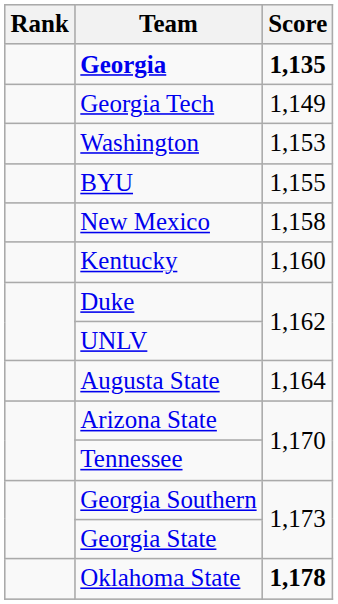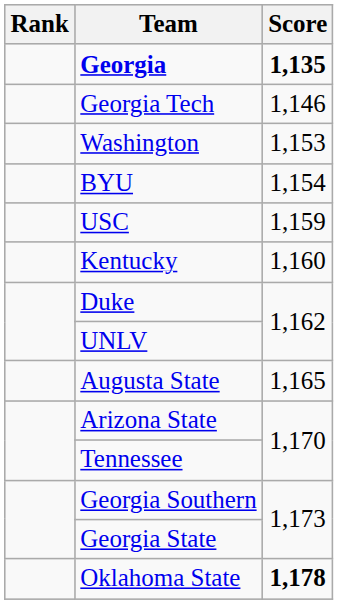(298, 103) 1,149 -> (298, 103) 1,146
(298, 182) 1,155 -> (298, 182) 1,154
- row: (145, 222)
+ row: (105, 222)
(298, 380) 1,164 -> (298, 380) 1,165
